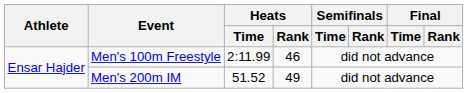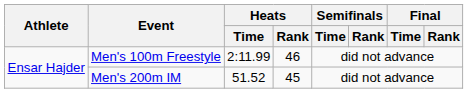(293, 78) 49 -> (293, 78) 45
